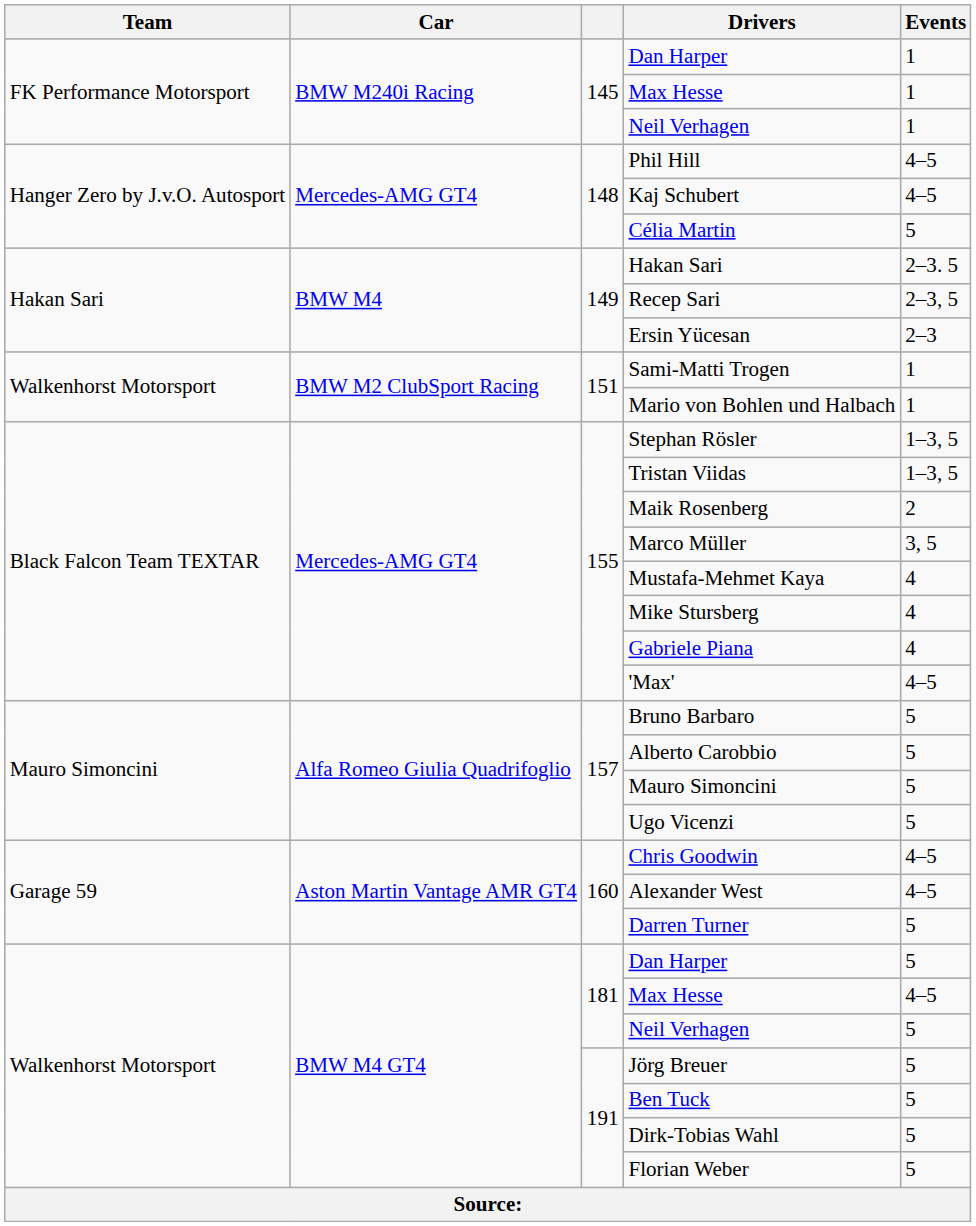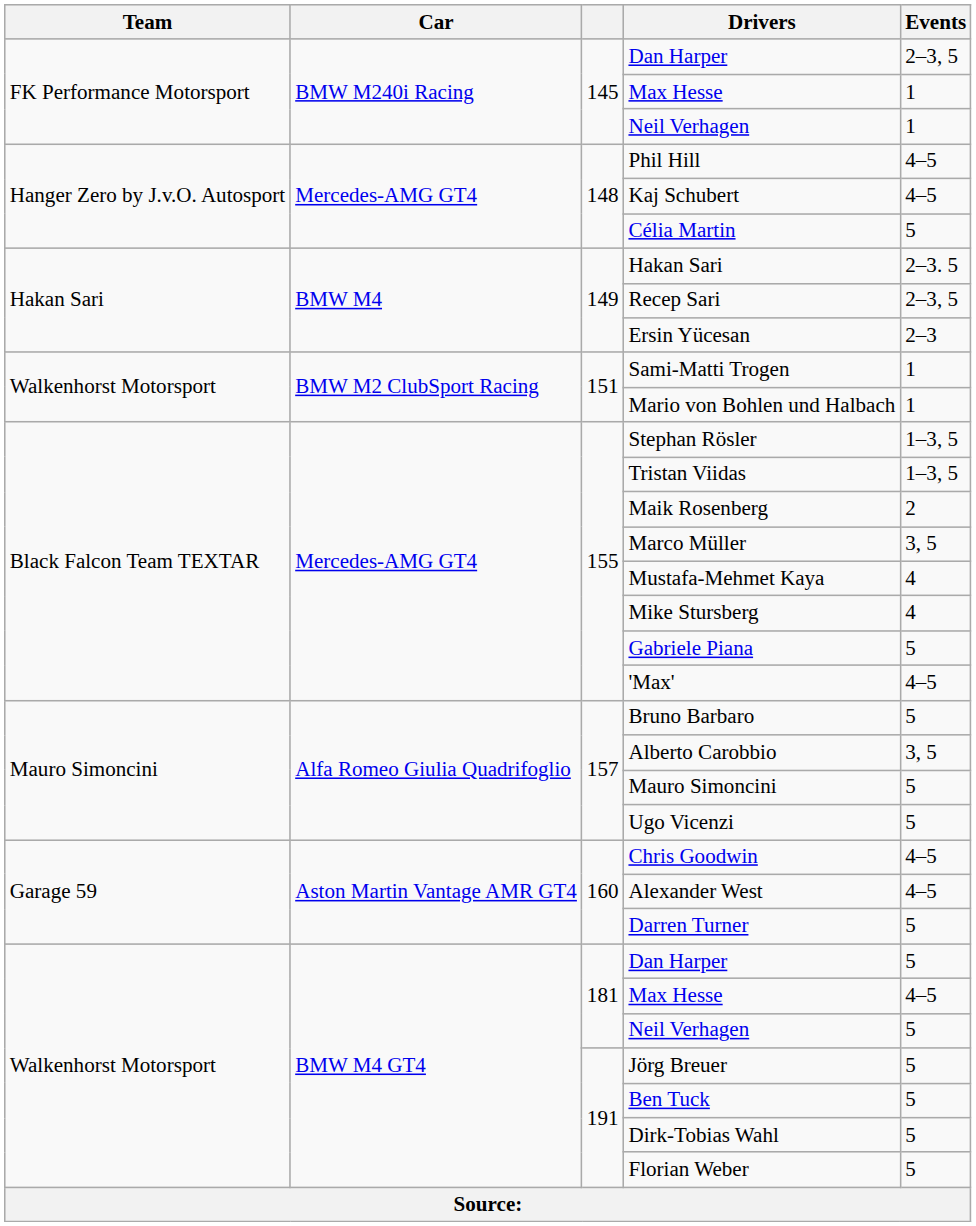(911, 56) 1 -> (932, 56) 2–3, 5
(911, 647) 4 -> (911, 647) 5
(911, 751) 5 -> (921, 751) 3, 5
